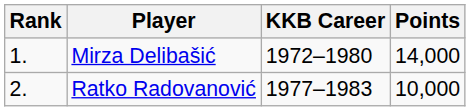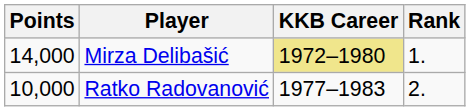columns swapped: (36, 21) <-> (428, 21)
(319, 55) no background -> (332, 55) khaki background
